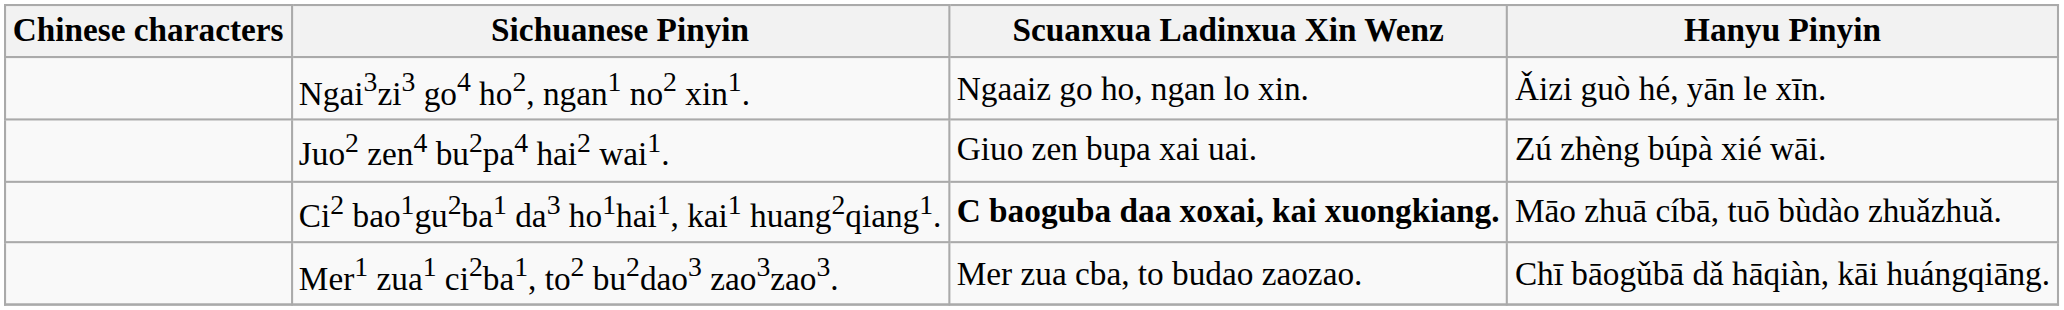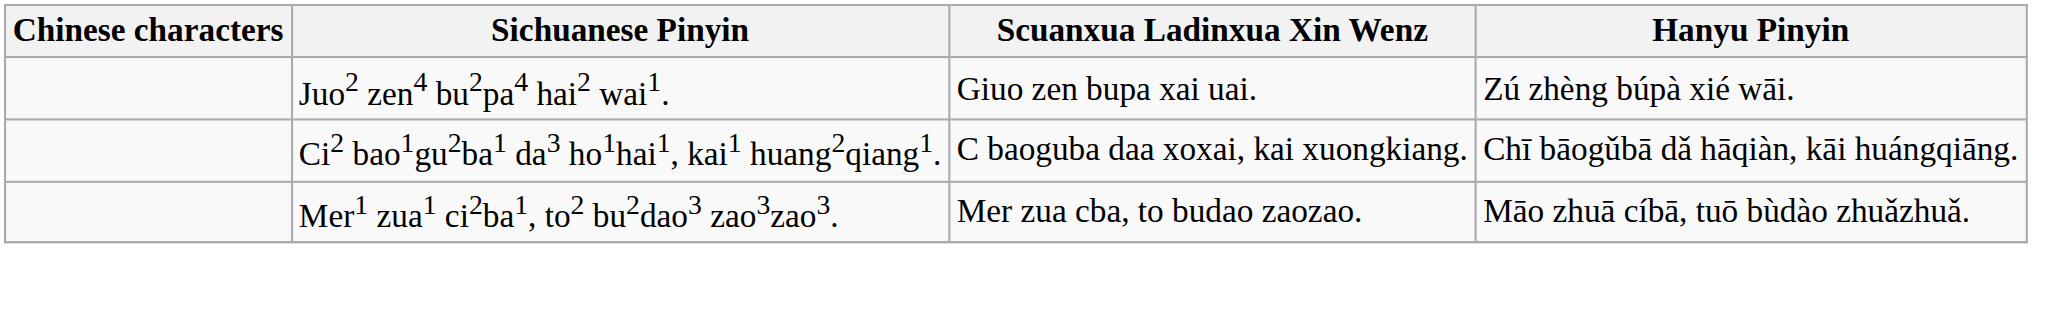- row: (524, 88)
(1228, 211) bold -> (1212, 149) normal
(1758, 211) Māo zhuā cíbā, tuō bùdào zhuǎzhuǎ. -> (1751, 149) Chī bāogǔbā dǎ hāqiàn, kāi huángqiāng.
(1782, 273) Chī bāogǔbā dǎ hāqiàn, kāi huángqiāng. -> (1727, 211) Māo zhuā cíbā, tuō bùdào zhuǎzhuǎ.
